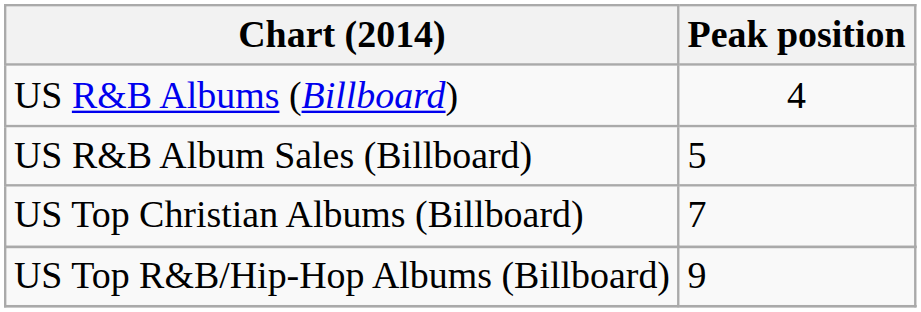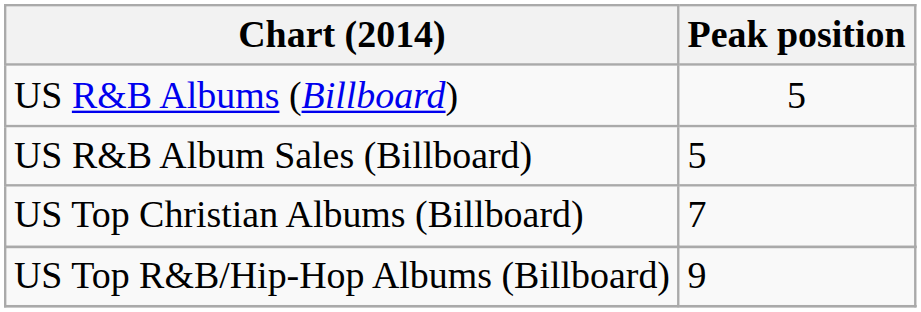(797, 94) 4 -> (797, 94) 5
